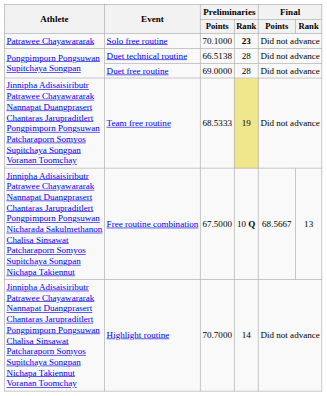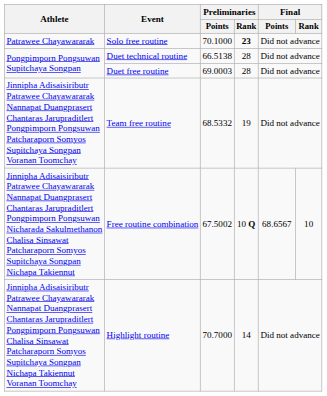(217, 71) 69.0000 -> (217, 71) 69.0003
(217, 123) 68.5333 -> (217, 123) 68.5332
(246, 123) khaki background -> (246, 123) no background
(217, 224) 67.5000 -> (217, 224) 67.5002
(277, 224) 68.5667 -> (277, 224) 68.6567
(309, 224) 13 -> (309, 224) 10
